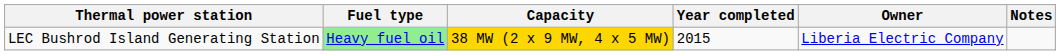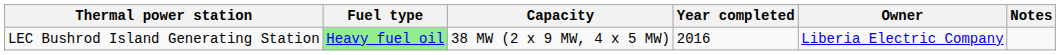(560, 39) gold background -> (560, 39) no background
(694, 39) 2015 -> (694, 39) 2016
